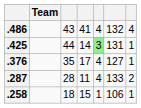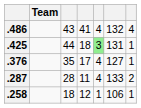(85, 45) 14 -> (85, 45) 18
(85, 95) 15 -> (85, 95) 12
